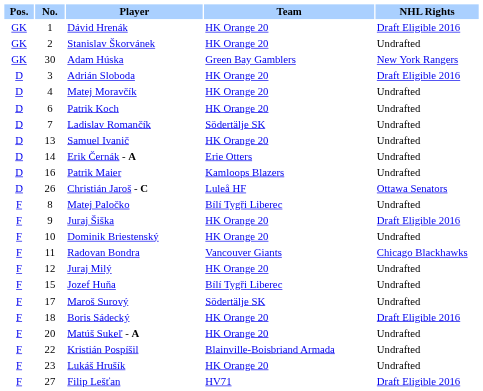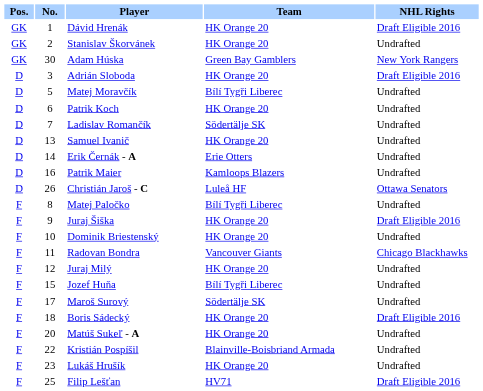(50, 92) 4 -> (50, 92) 5
(237, 92) HK Orange 20 -> (244, 92) Bílí Tygři Liberec
(50, 381) 27 -> (50, 381) 25
